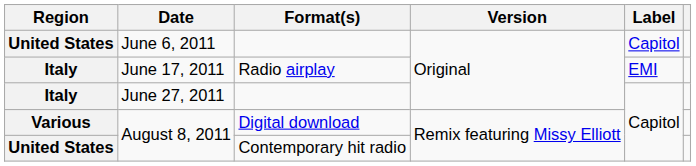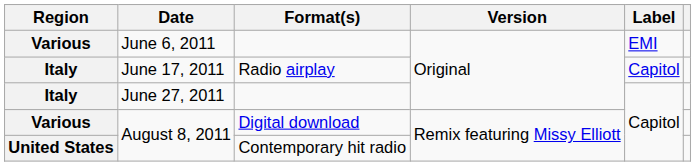(61, 43) United States -> (61, 43) Various
(654, 43) Capitol -> (643, 43) EMI
(643, 69) EMI -> (654, 69) Capitol
